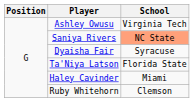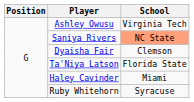(155, 51) Syracuse -> (155, 51) Clemson
(155, 91) Clemson -> (155, 91) Syracuse
